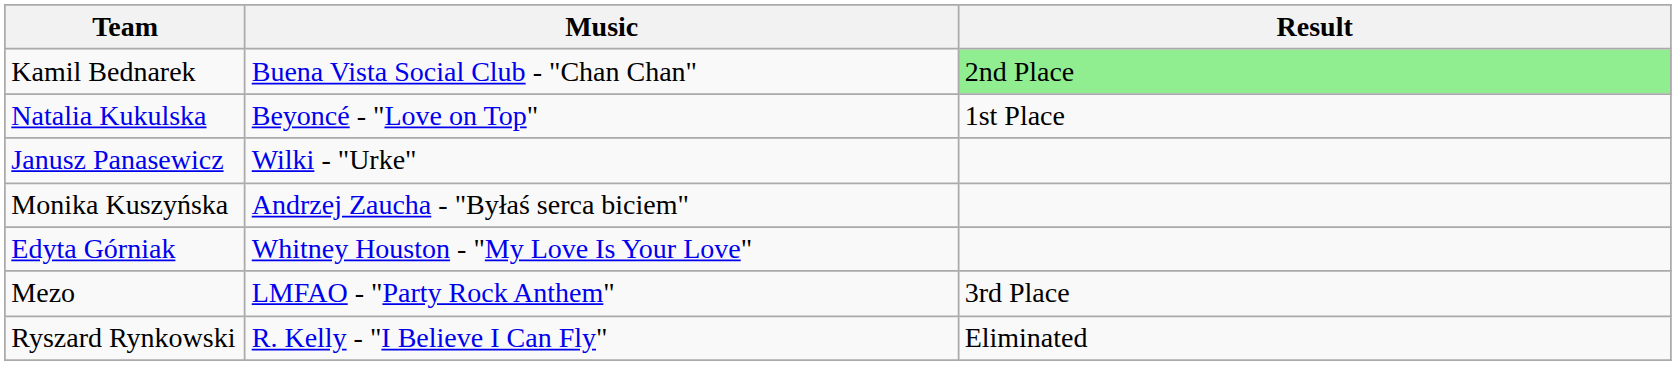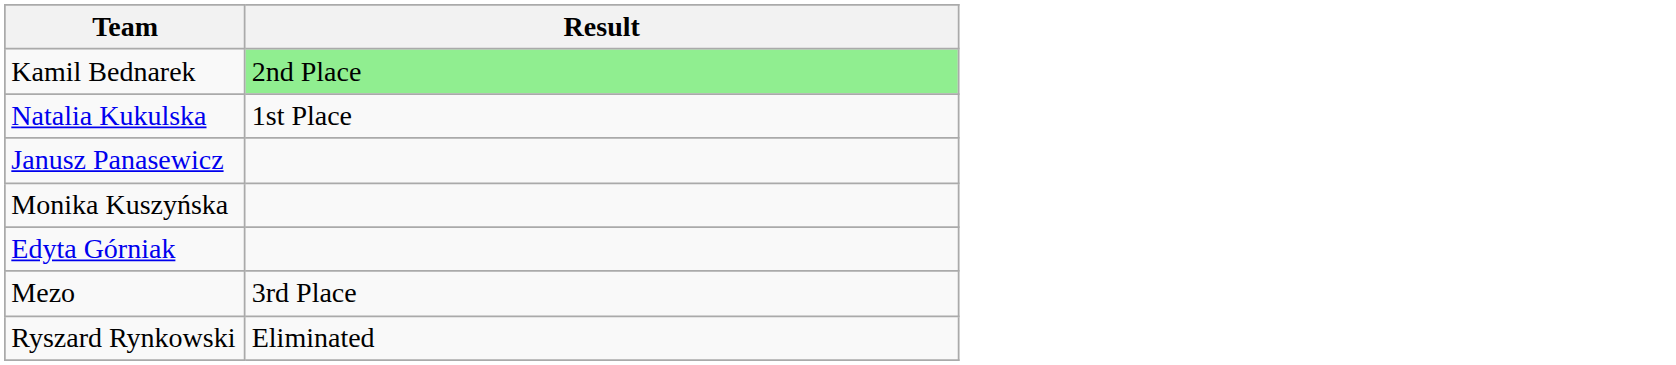- column: (602, 26)
